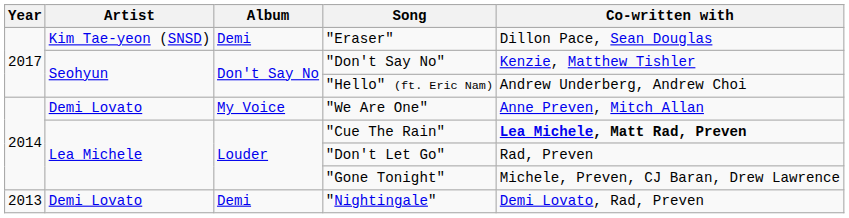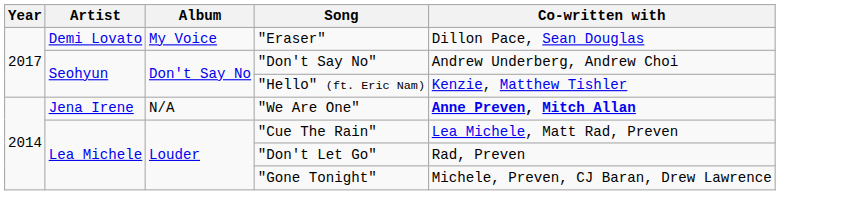(129, 39) Kim Tae-yeon (SNSD) -> (95, 39) Demi Lovato
(234, 39) Demi -> (183, 39) My Voice
(598, 62) Kenzie, Matthew Tishler -> (555, 62) Andrew Underberg, Andrew Choi
(623, 85) Andrew Underberg, Andrew Choi -> (530, 85) Kenzie, Matthew Tishler
(95, 108) Demi Lovato -> (91, 108) Jena Irene
(251, 108) My Voice -> (162, 108) N/A
(602, 108) normal -> (534, 108) bold
(623, 132) bold -> (555, 132) normal
- row: (381, 201)
